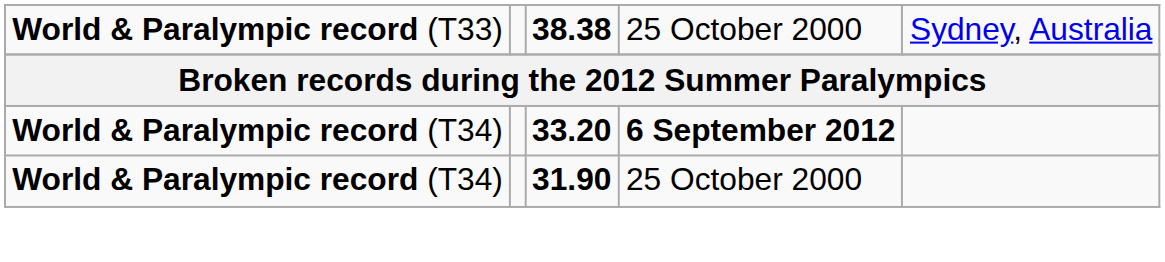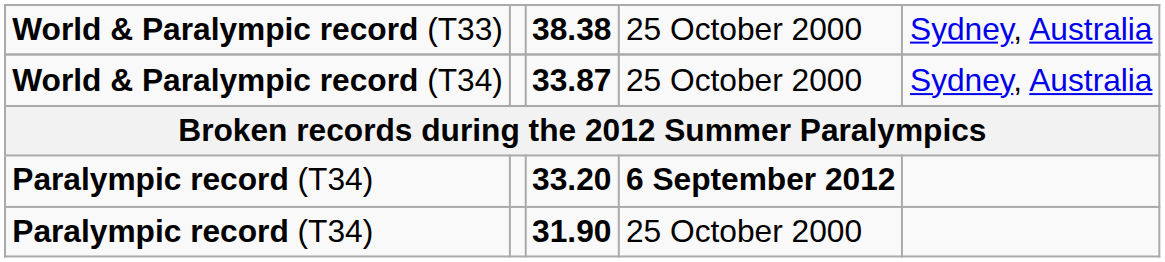+ row: (572, 79)
(258, 130) World & Paralympic record (T34) -> (193, 180) Paralympic record (T34)
(258, 180) World & Paralympic record (T34) -> (193, 230) Paralympic record (T34)
